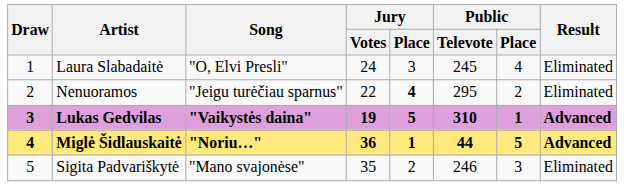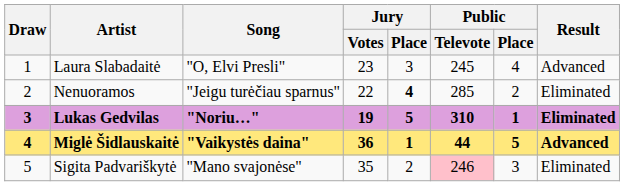(368, 67) 24 -> (366, 67) 23
(578, 67) Eliminated -> (573, 67) Advanced
(465, 92) 295 -> (462, 92) 285
(251, 117) "Vaikystės daina" -> (223, 117) "Noriu…"
(577, 117) Advanced -> (578, 117) Eliminated
(226, 142) "Noriu…" -> (248, 142) "Vaikystės daina"
(465, 167) no background -> (462, 167) pink background
